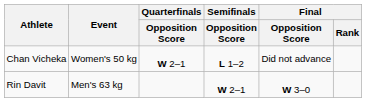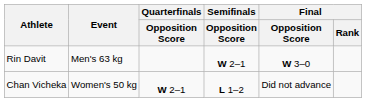rows swapped: (26, 85) <-> (37, 59)
